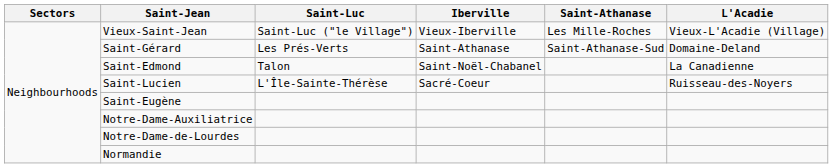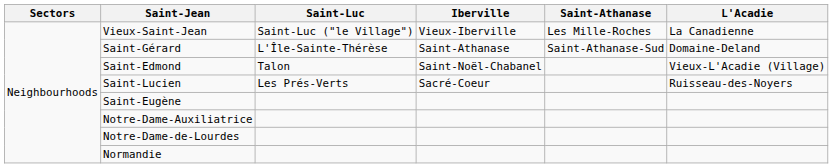(747, 31) Vieux-L'Acadie (Village) -> (712, 31) La Canadienne
(303, 48) Les Prés-Verts -> (323, 48) L'Île-Sainte-Thérèse
(712, 66) La Canadienne -> (747, 66) Vieux-L'Acadie (Village)
(323, 84) L'Île-Sainte-Thérèse -> (303, 84) Les Prés-Verts
